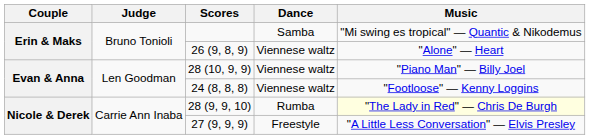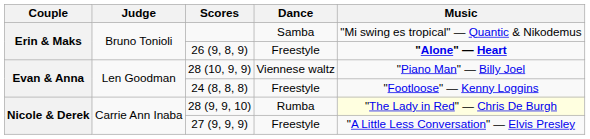(296, 50) Viennese waltz -> (296, 50) Freestyle
(461, 50) normal -> (461, 50) bold
(296, 87) Viennese waltz -> (296, 87) Freestyle
